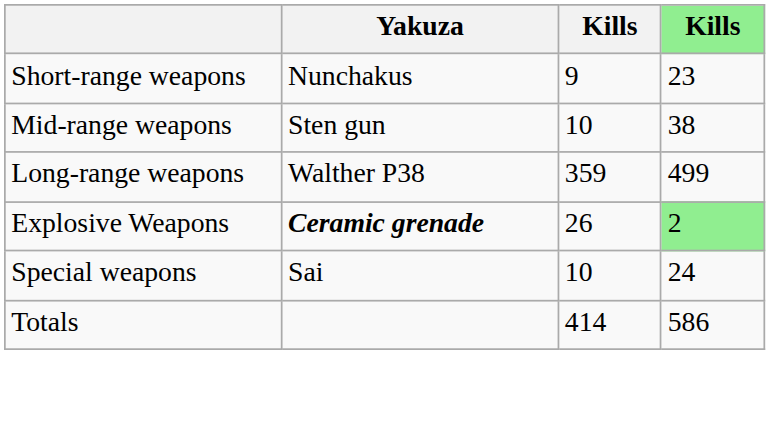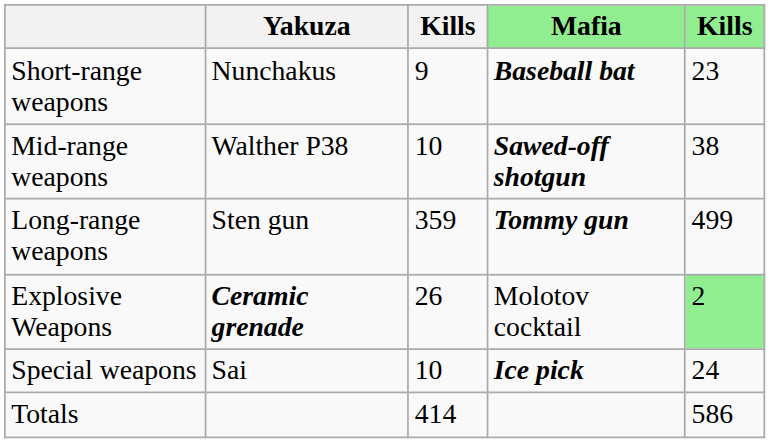+ column: (586, 26)
(337, 124) Sten gun -> (280, 145) Walther P38
(356, 173) Walther P38 -> (260, 220) Sten gun
